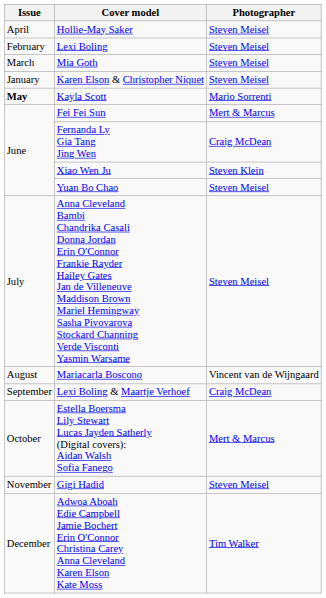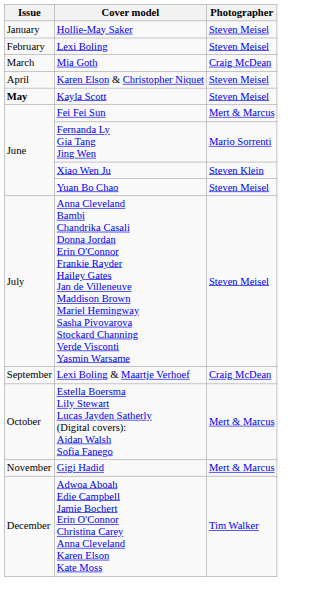(18, 29) April -> (23, 29) January
(239, 63) Steven Meisel -> (240, 63) Craig McDean
(23, 79) January -> (18, 79) April
(240, 96) Mario Sorrenti -> (239, 96) Steven Meisel
(240, 141) Craig McDean -> (240, 141) Mario Sorrenti
- row: (99, 375)
(239, 484) Steven Meisel -> (242, 468) Mert & Marcus
